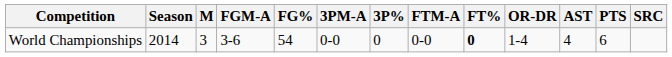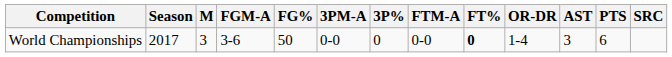(164, 39) 2014 -> (164, 39) 2017
(285, 39) 54 -> (285, 39) 50
(567, 39) 4 -> (567, 39) 3
